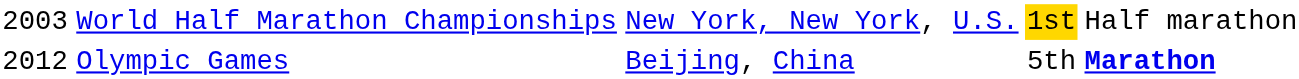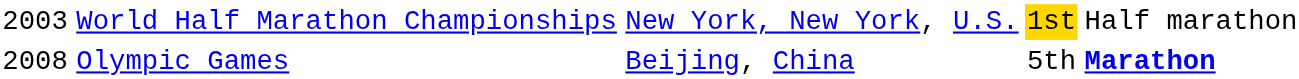(35, 62) 2012 -> (35, 62) 2008
